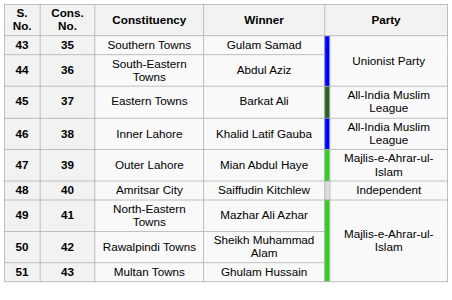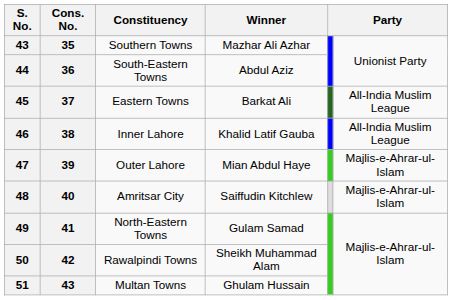(264, 45) Gulam Samad -> (266, 45) Mazhar Ali Azhar
(389, 190) Independent -> (390, 197) Majlis-e-Ahrar-ul-Islam
(264, 215) Mazhar Ali Azhar -> (266, 228) Gulam Samad
